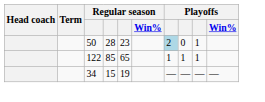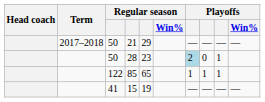+ row: (132, 43)
(91, 74) 34 -> (113, 89) 41
